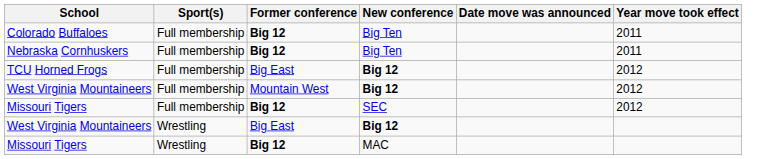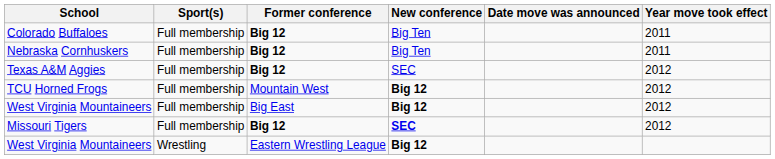+ row: (56, 70)
(272, 70) Big East -> (289, 88) Mountain West
(289, 88) Mountain West -> (272, 107) Big East
(375, 107) normal -> (404, 126) bold
(272, 126) Big East -> (318, 145) Eastern Wrestling League
- row: (47, 145)
